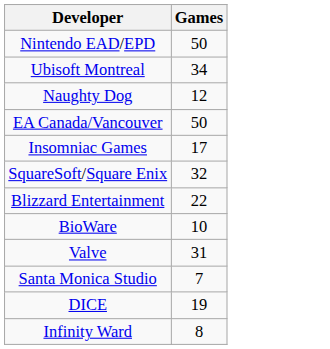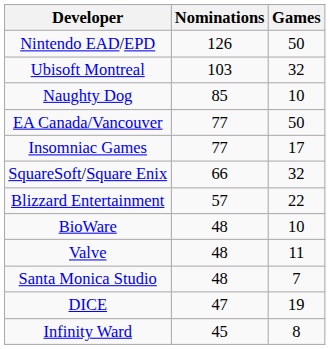+ column: (220, 17)
(199, 69) 34 -> (296, 69) 32
(199, 95) 12 -> (296, 95) 10
(199, 252) 31 -> (296, 252) 11
